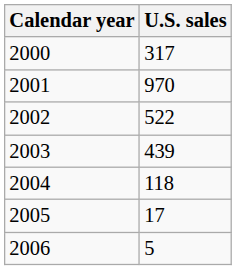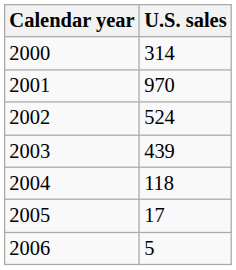(160, 53) 317 -> (160, 53) 314
(160, 118) 522 -> (160, 118) 524
